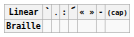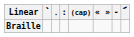columns swapped: (73, 12) <-> (117, 13)
